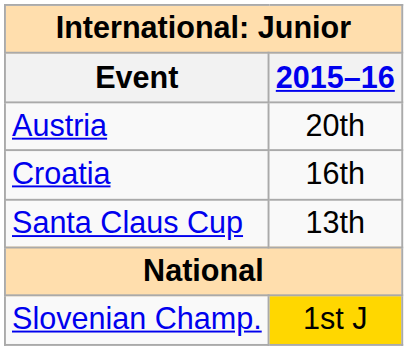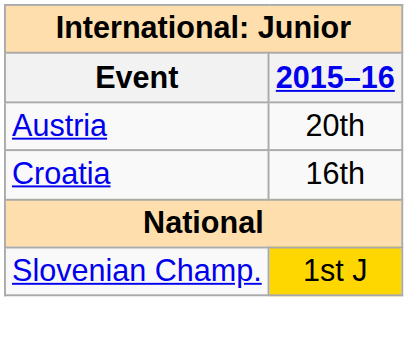- row: (128, 222)
